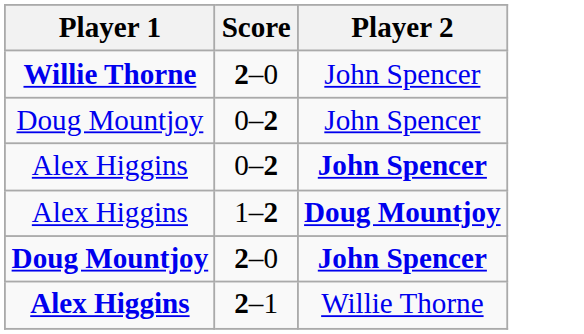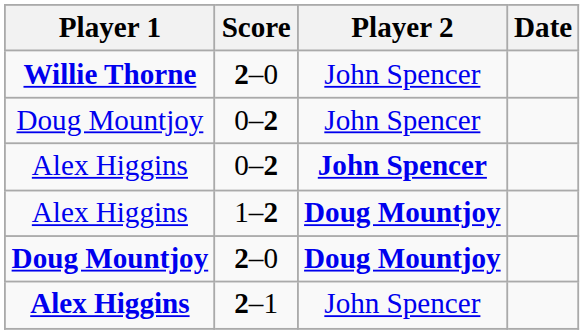+ column: (543, 27)
(402, 258) John Spencer -> (402, 258) Doug Mountjoy
(402, 304) Willie Thorne -> (402, 304) John Spencer
